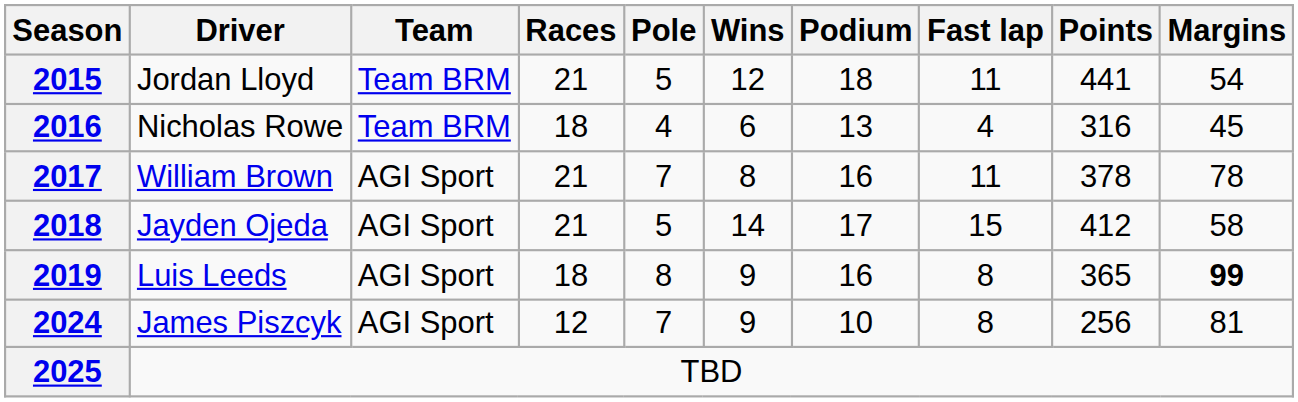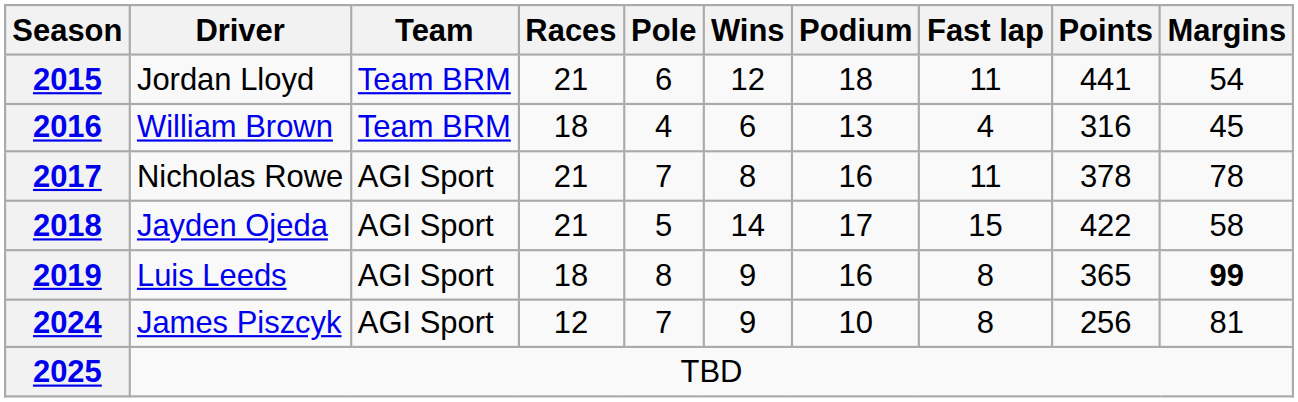(664, 79) 5 -> (664, 79) 6
(240, 128) Nicholas Rowe -> (235, 128) William Brown
(235, 177) William Brown -> (240, 177) Nicholas Rowe
(1106, 226) 412 -> (1106, 226) 422
